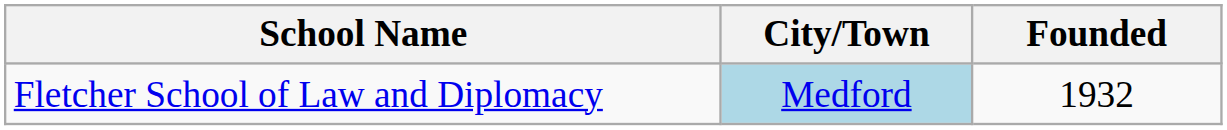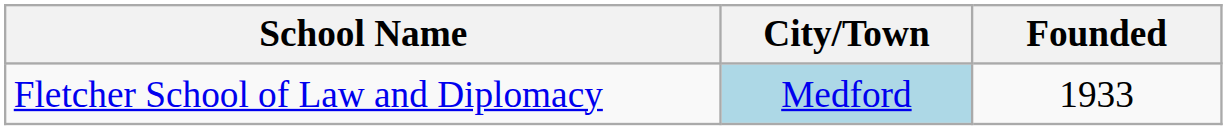(1097, 93) 1932 -> (1097, 93) 1933
